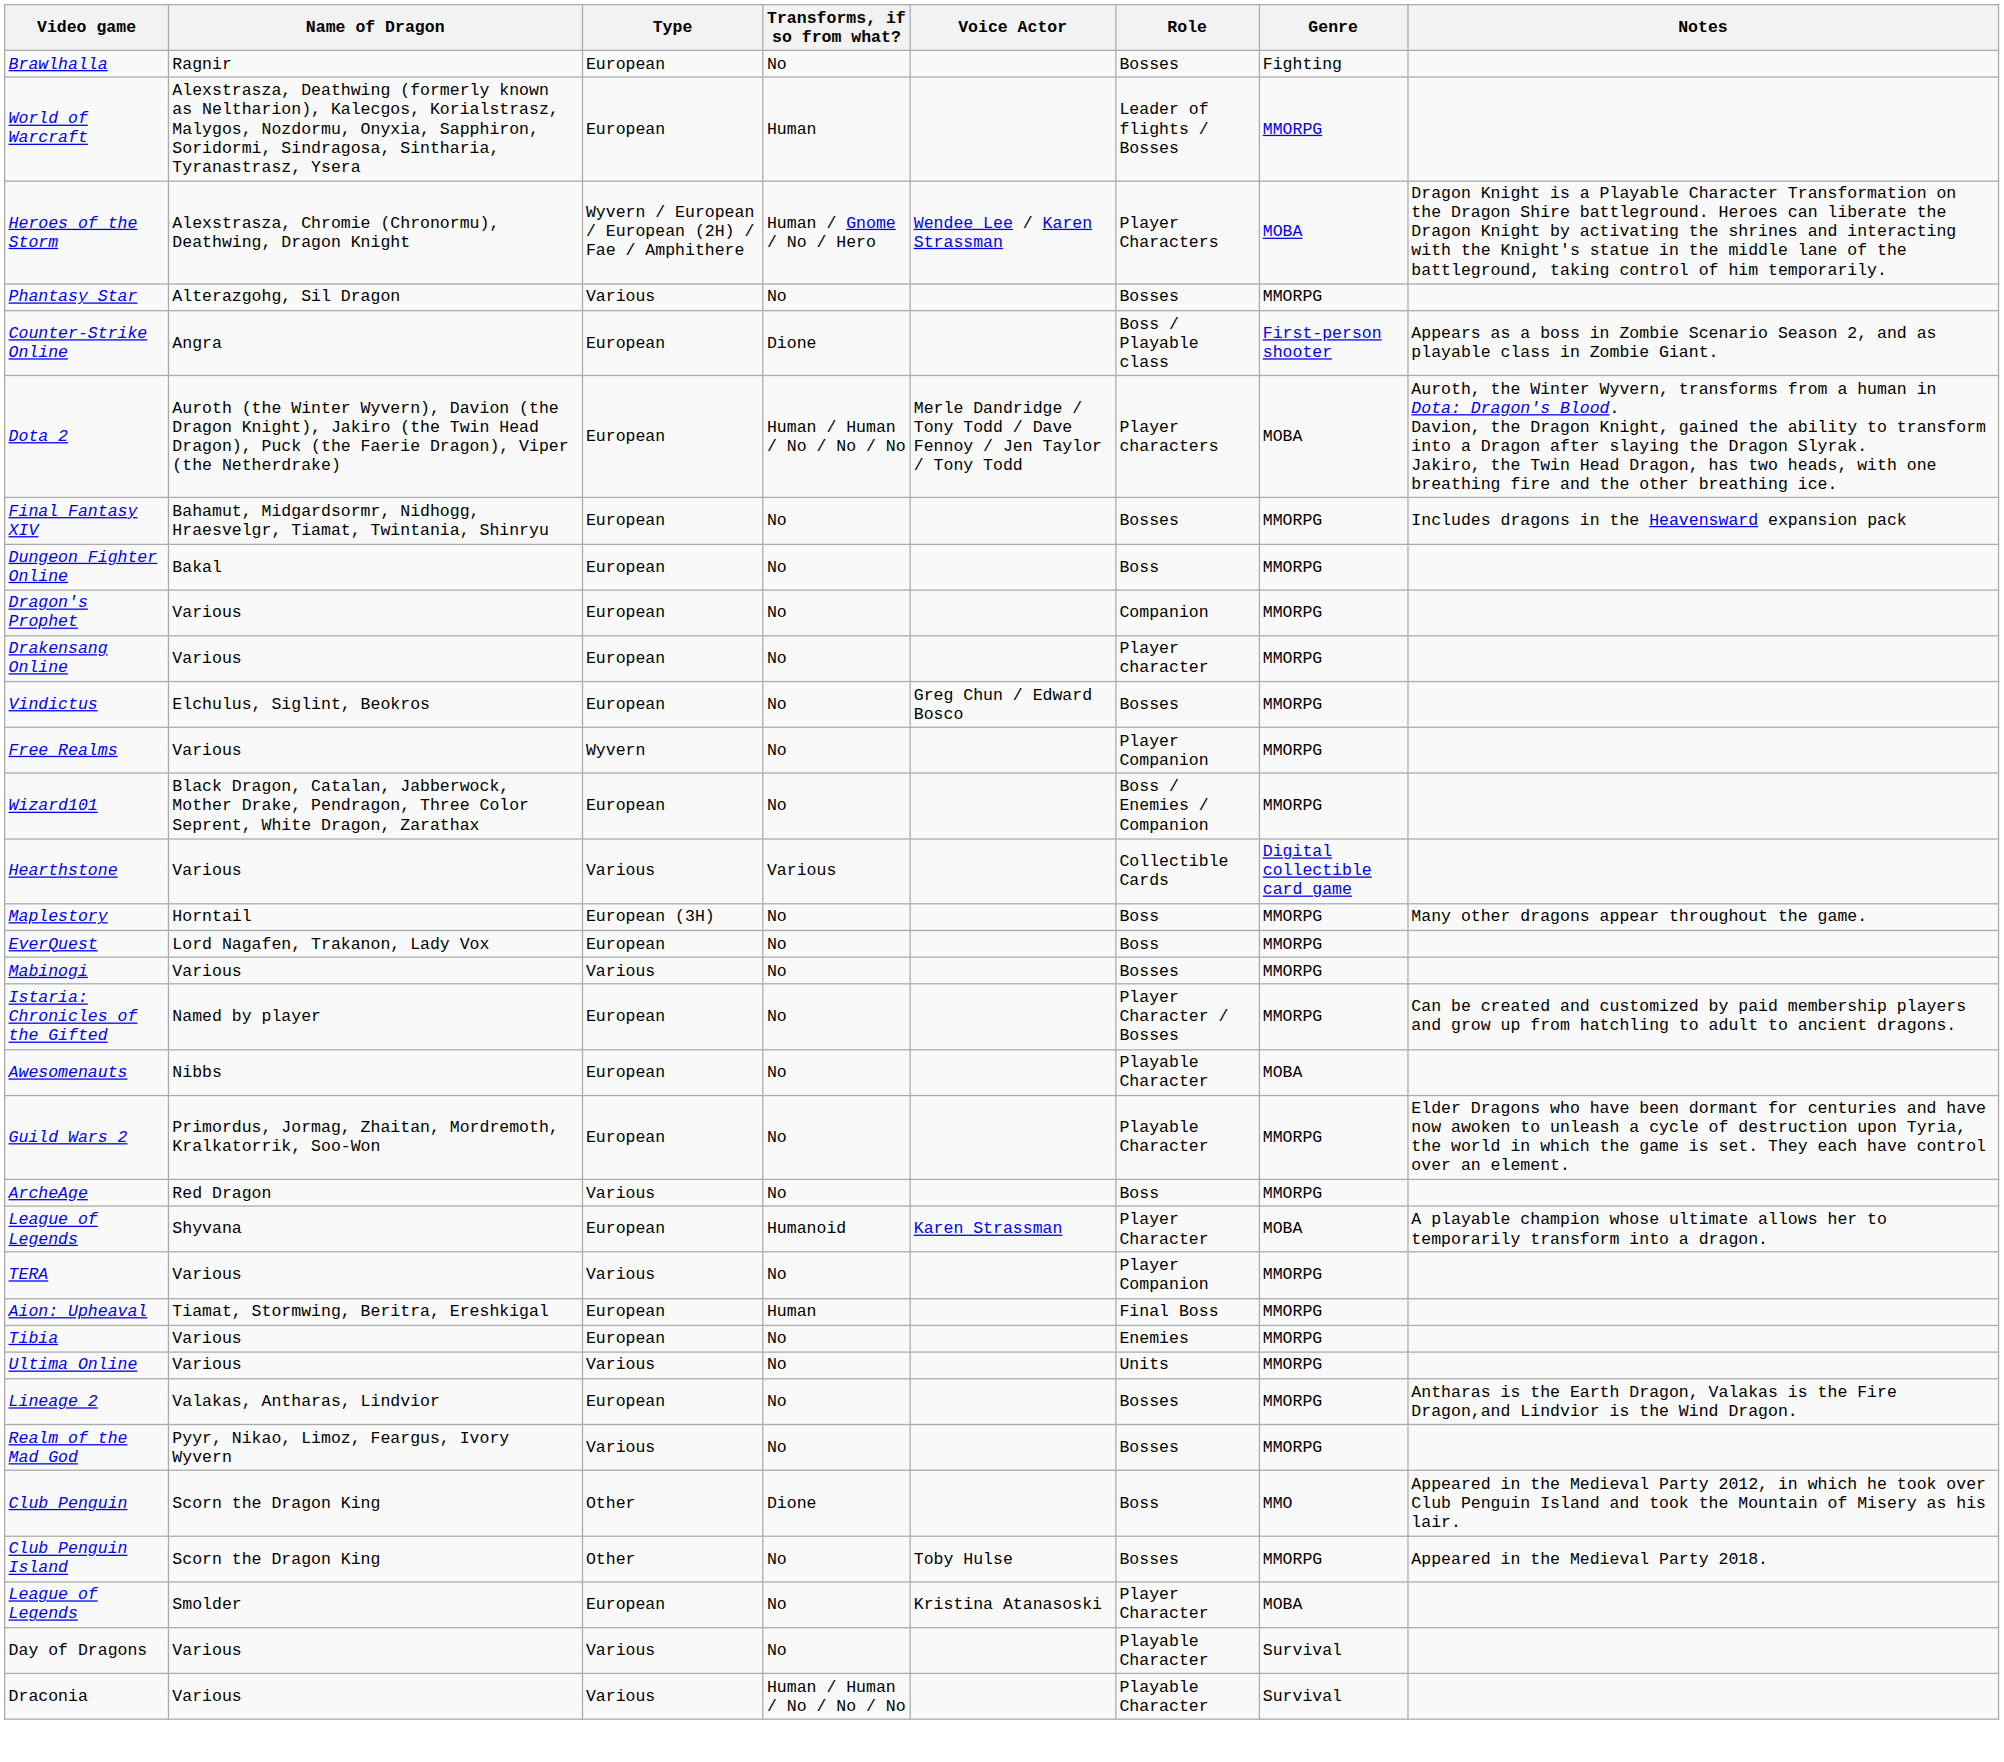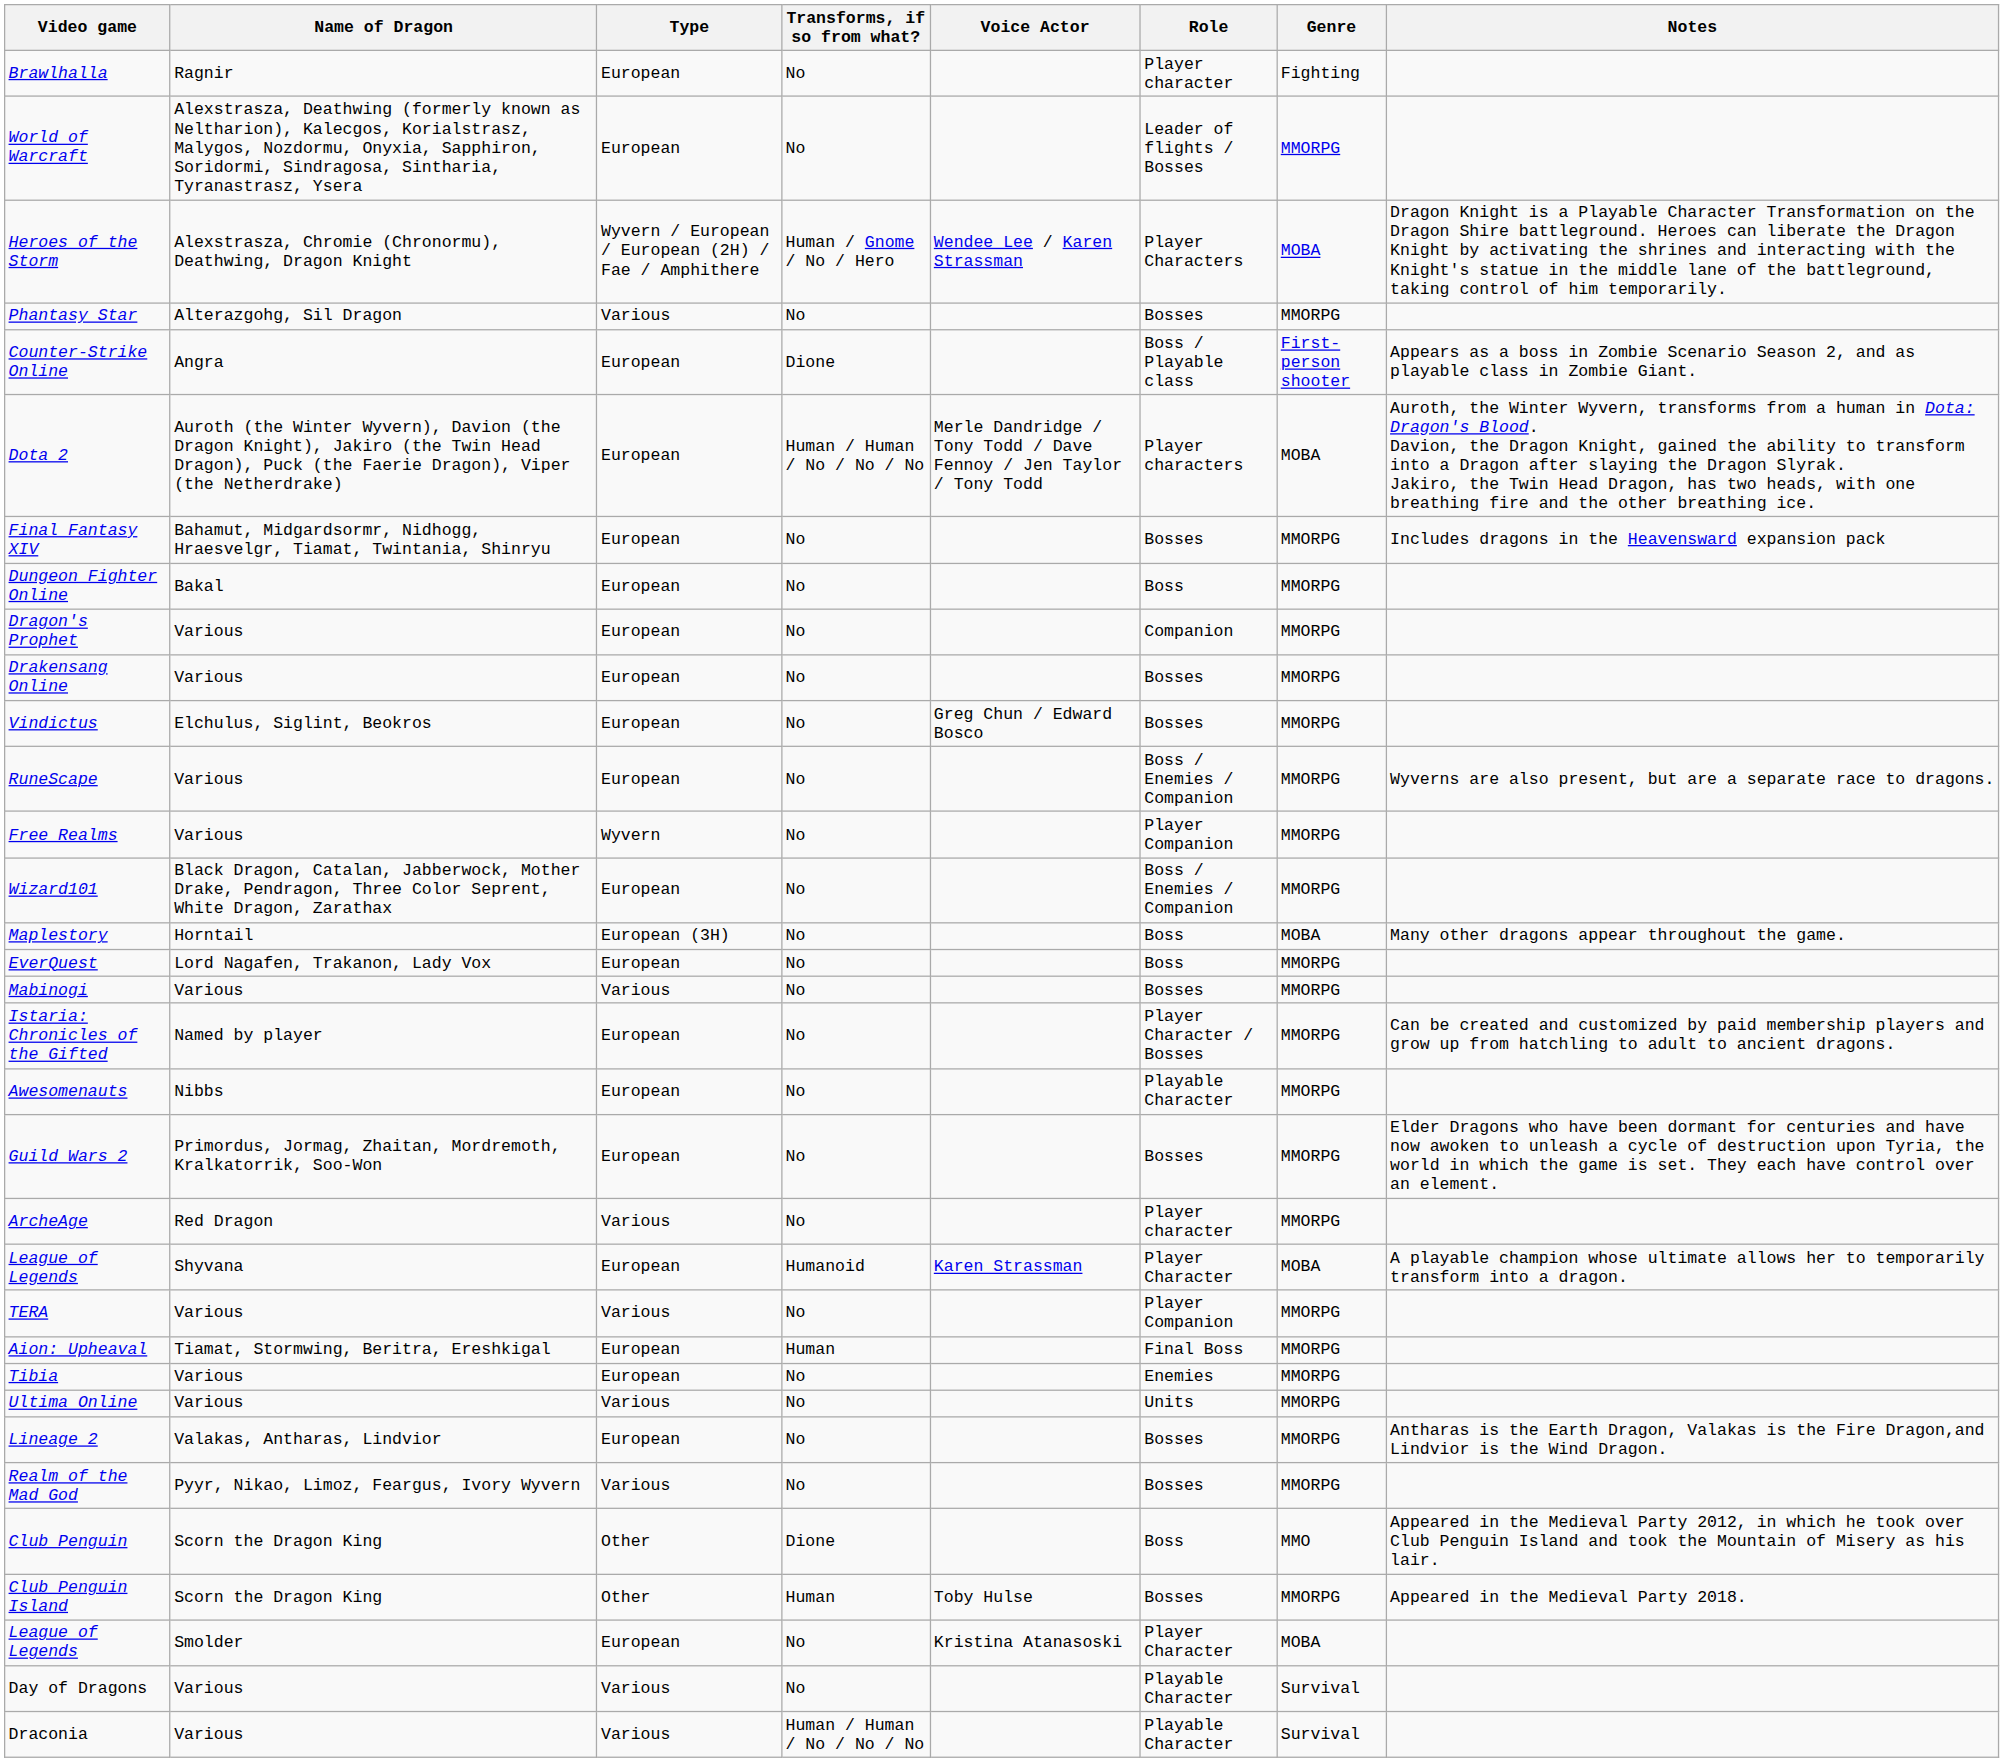(1149, 64) Bosses -> (1189, 74) Player character
(792, 129) Human -> (795, 148) No
(1164, 659) Player character -> (1174, 678) Bosses
+ row: (53, 779)
- row: (63, 871)
(1292, 917) MMORPG -> (1301, 936) MOBA
(1283, 1072) MOBA -> (1310, 1091) MMORPG
(1164, 1137) Playable Character -> (1174, 1156) Bosses
(1139, 1193) Boss -> (1189, 1221) Player character
(777, 1559) No -> (810, 1597) Human
